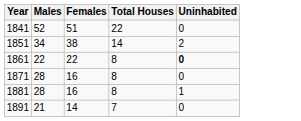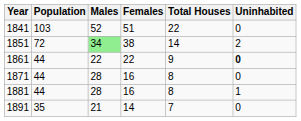+ column: (60, 12)
(39, 44) no background -> (96, 44) lightgreen background
(114, 60) 8 -> (171, 60) 9
